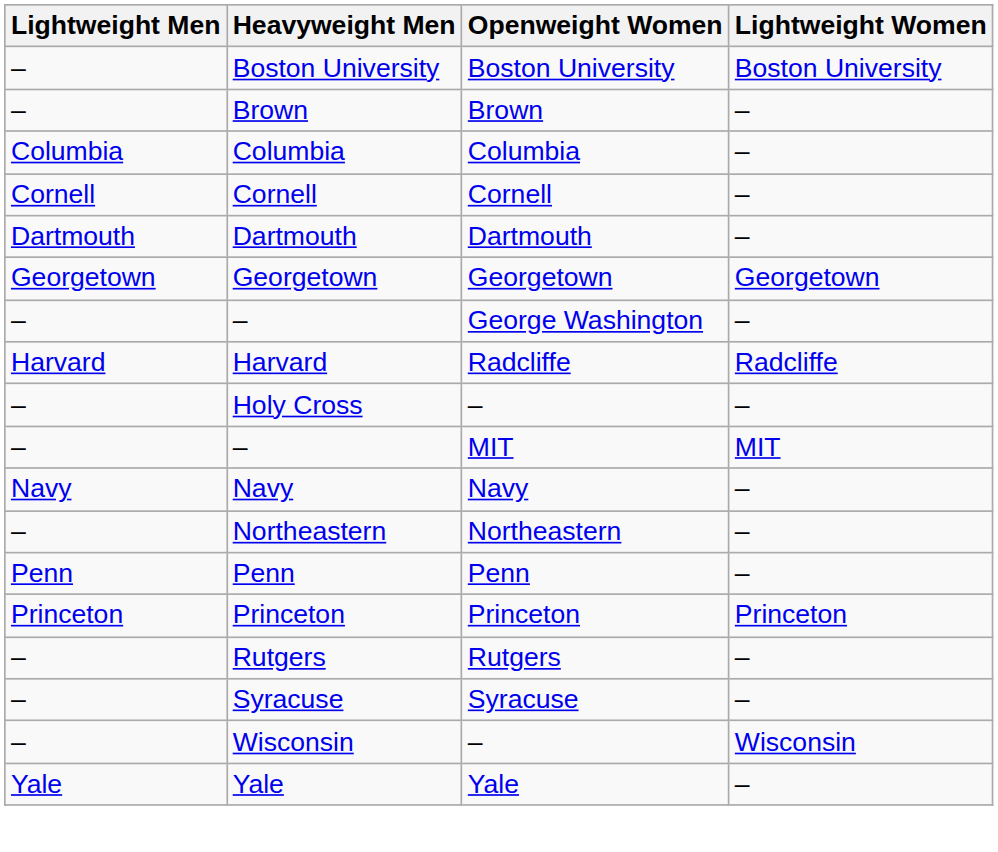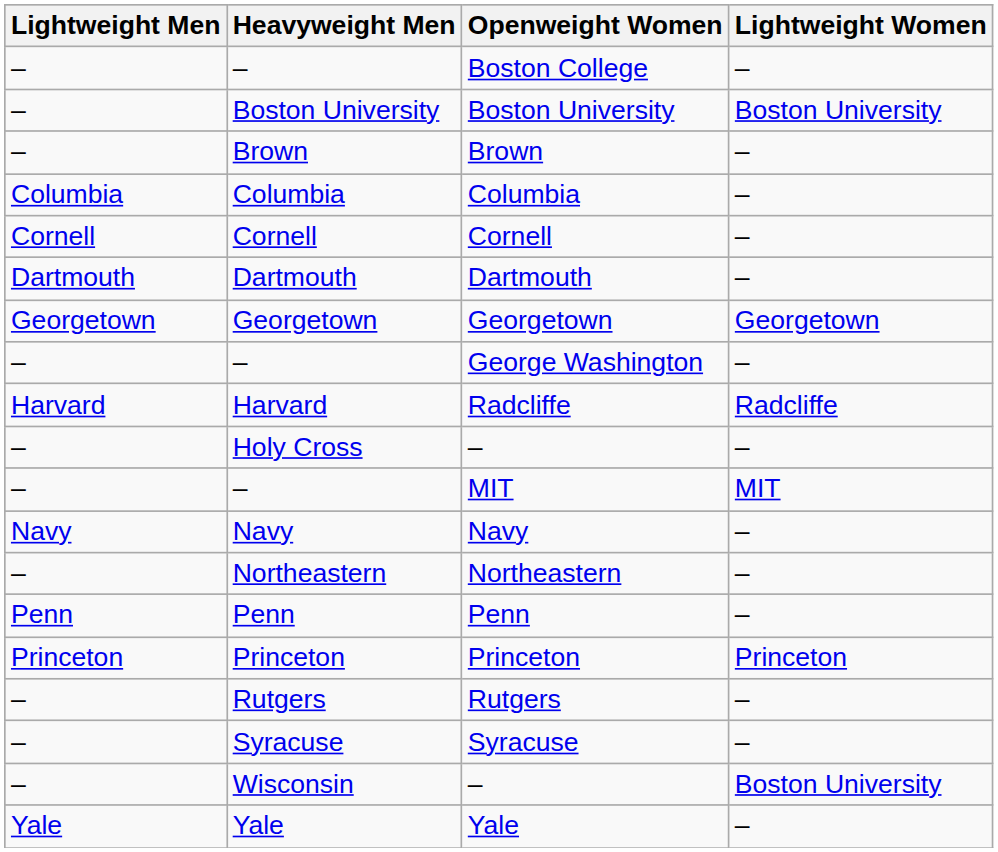+ row: (240, 67)
(795, 741) Wisconsin -> (838, 783) Boston University
